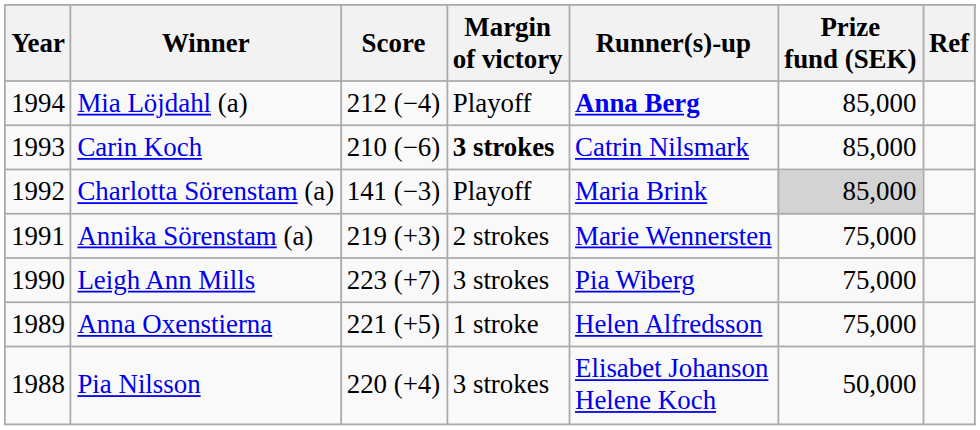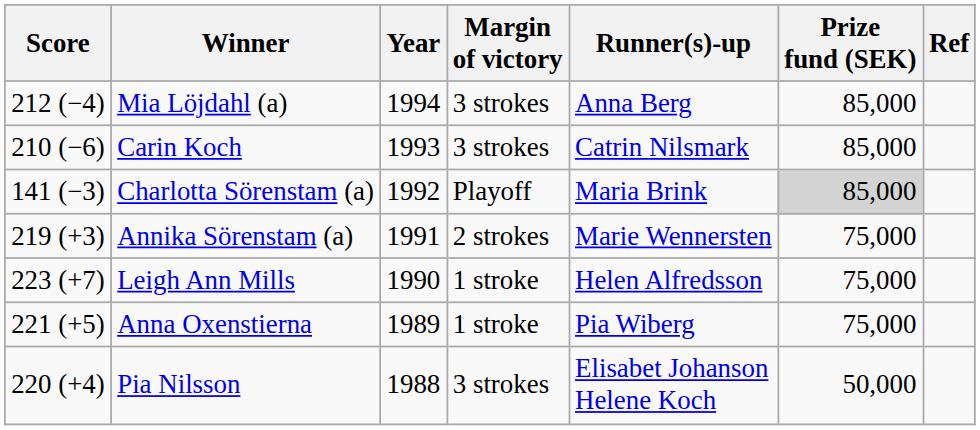columns swapped: (38, 42) <-> (393, 42)
(492, 103) Playoff -> (501, 103) 3 strokes
(637, 103) bold -> (633, 103) normal
(504, 147) bold -> (501, 147) normal
(501, 280) 3 strokes -> (496, 280) 1 stroke
(635, 280) Pia Wiberg -> (669, 280) Helen Alfredsson
(669, 324) Helen Alfredsson -> (635, 324) Pia Wiberg
